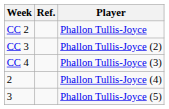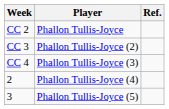columns swapped: (111, 12) <-> (46, 12)
